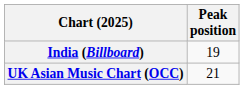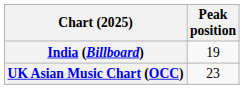(213, 73) 21 -> (213, 73) 23
